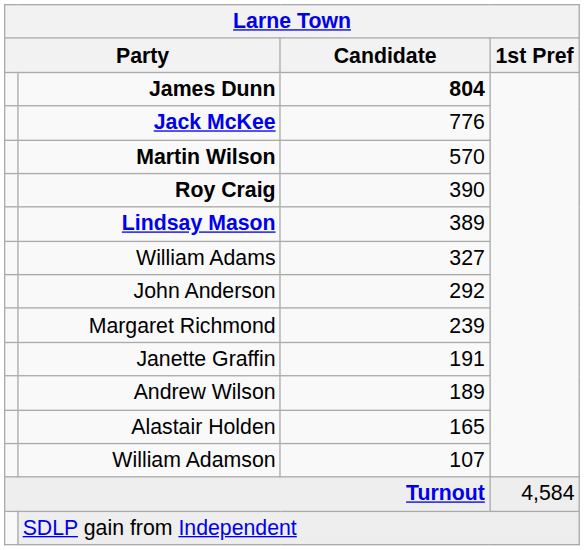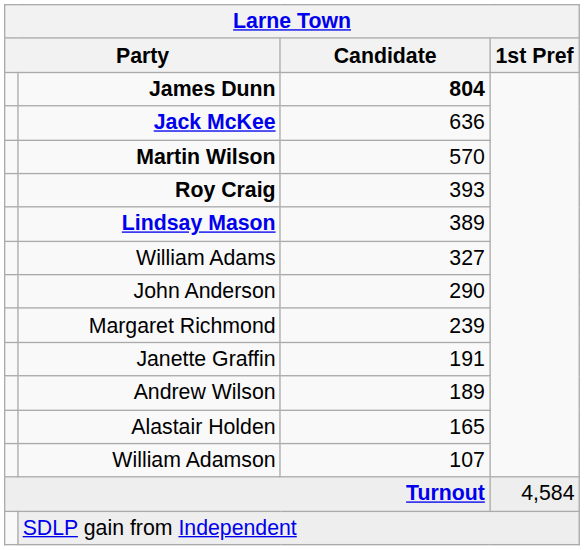(467, 122) 776 -> (467, 122) 636
(467, 190) 390 -> (467, 190) 393
(467, 291) 292 -> (467, 291) 290
